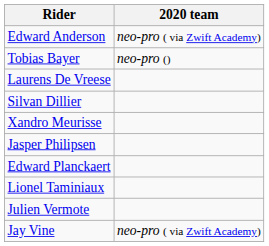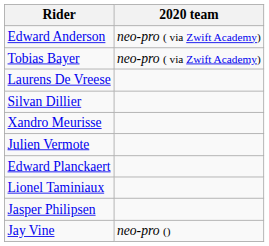(144, 58) neo-pro () -> (189, 58) neo-pro ( via Zwift Academy)
rows swapped: (52, 144) <-> (48, 209)
(189, 230) neo-pro ( via Zwift Academy) -> (144, 230) neo-pro ()
